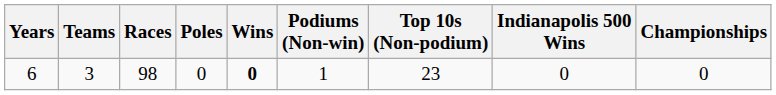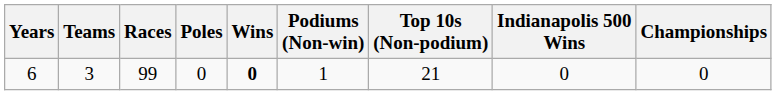(148, 74) 98 -> (148, 74) 99
(431, 74) 23 -> (431, 74) 21
